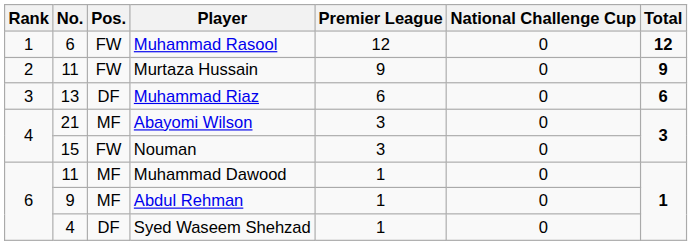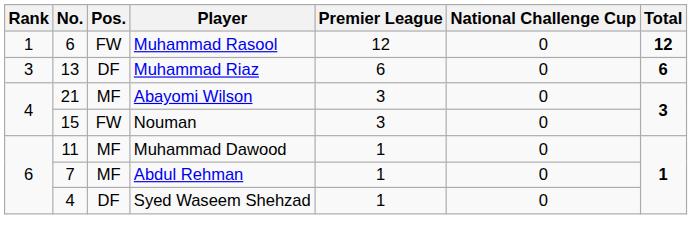- row: (196, 70)
(70, 201) 9 -> (70, 175) 7
